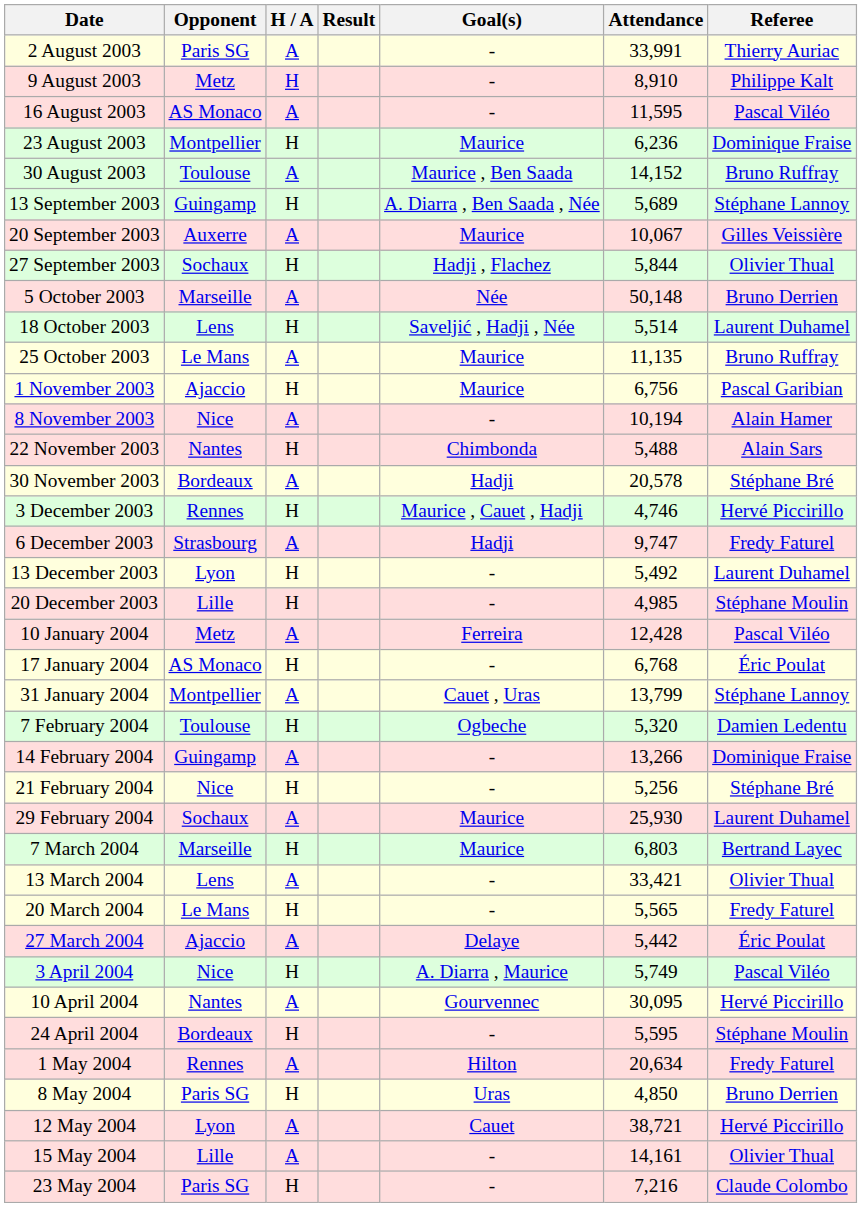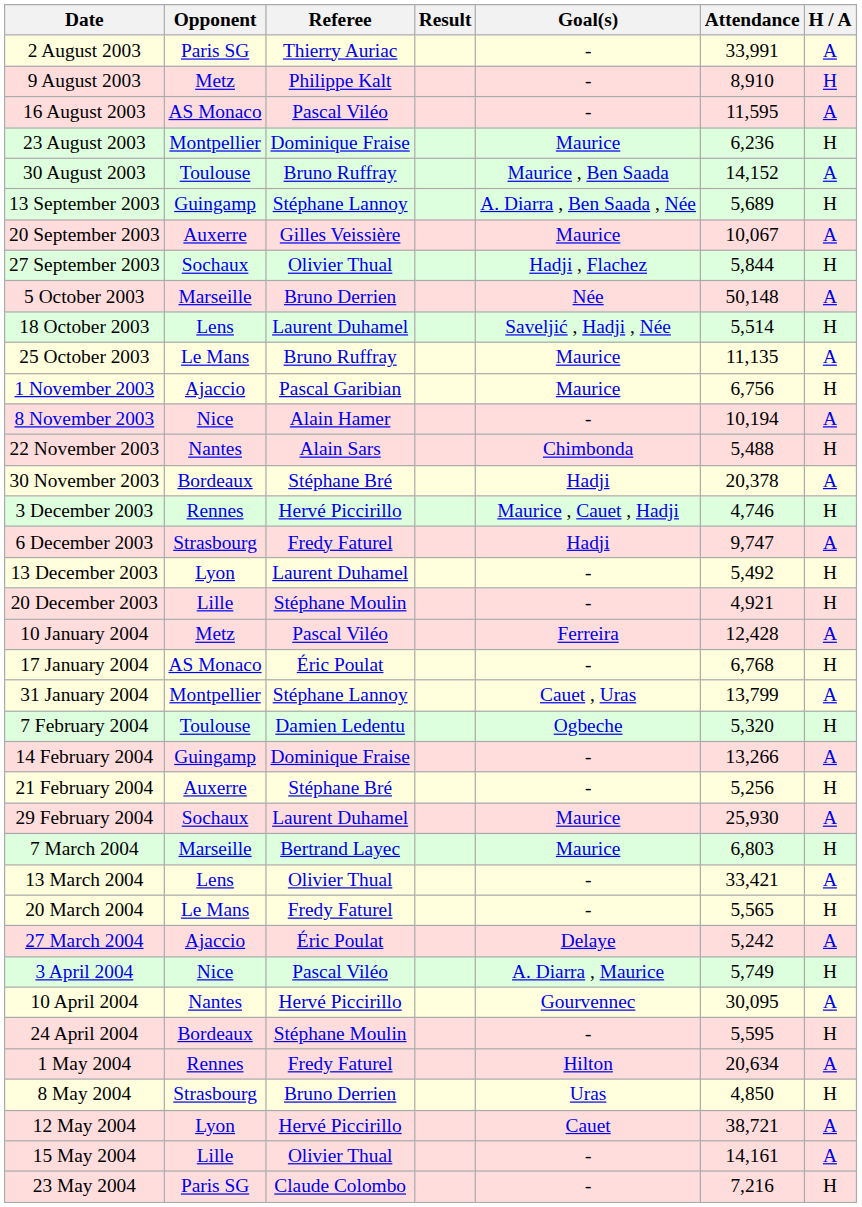columns swapped: (292, 19) <-> (782, 19)
(656, 480) 20,578 -> (752, 480) 20,378
(656, 603) 4,985 -> (752, 603) 4,921
(215, 787) Nice -> (215, 787) Auxerre
(656, 940) 5,442 -> (752, 940) 5,242
(215, 1094) Paris SG -> (215, 1094) Strasbourg
